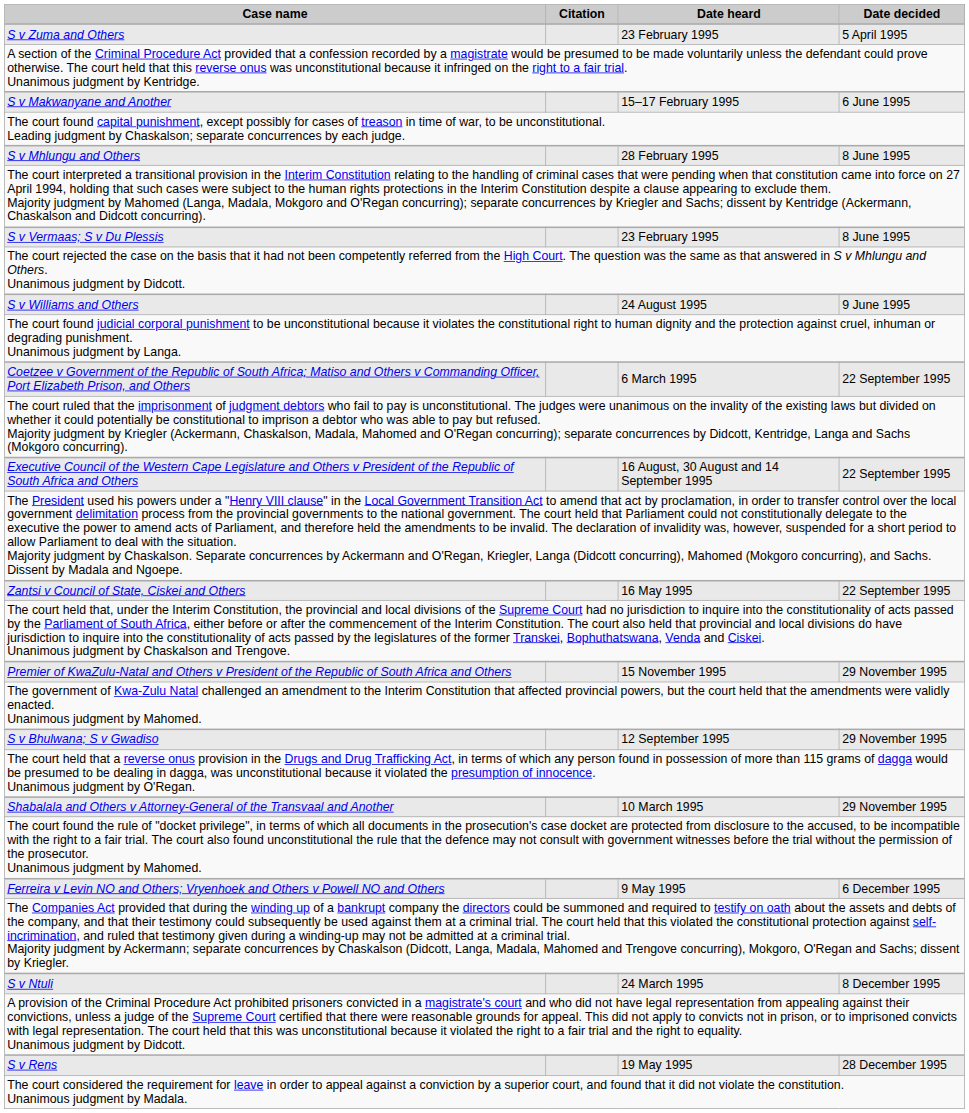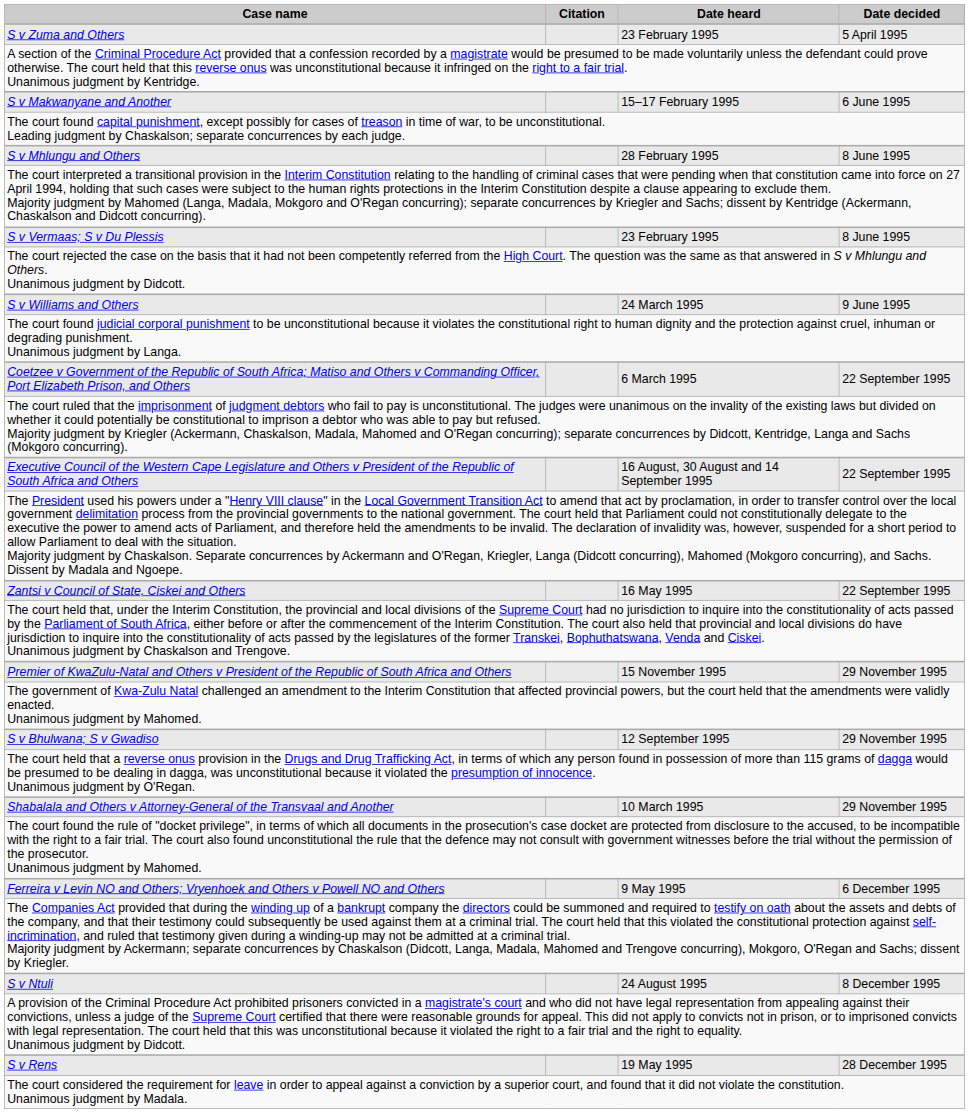(664, 304) 24 August 1995 -> (662, 304) 24 March 1995
(662, 983) 24 March 1995 -> (664, 983) 24 August 1995
